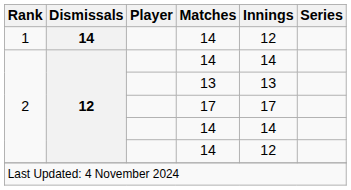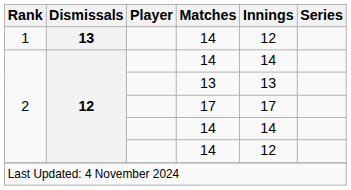(86, 38) 14 -> (86, 38) 13
